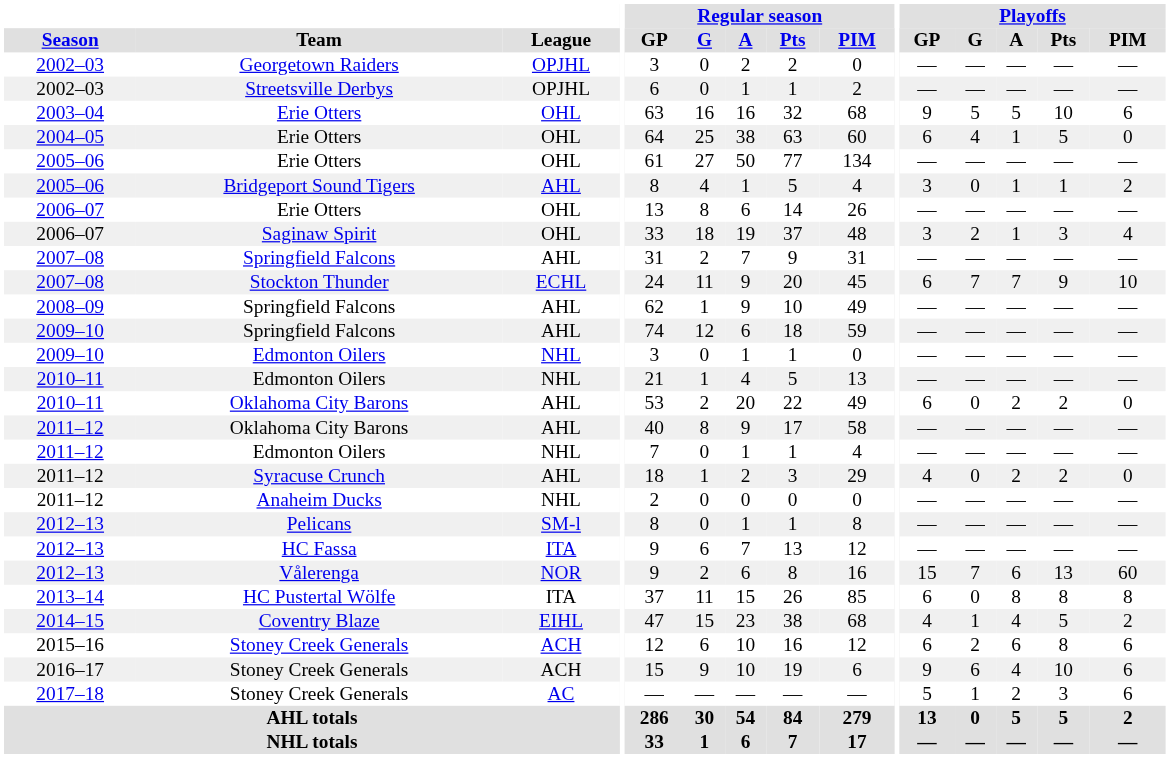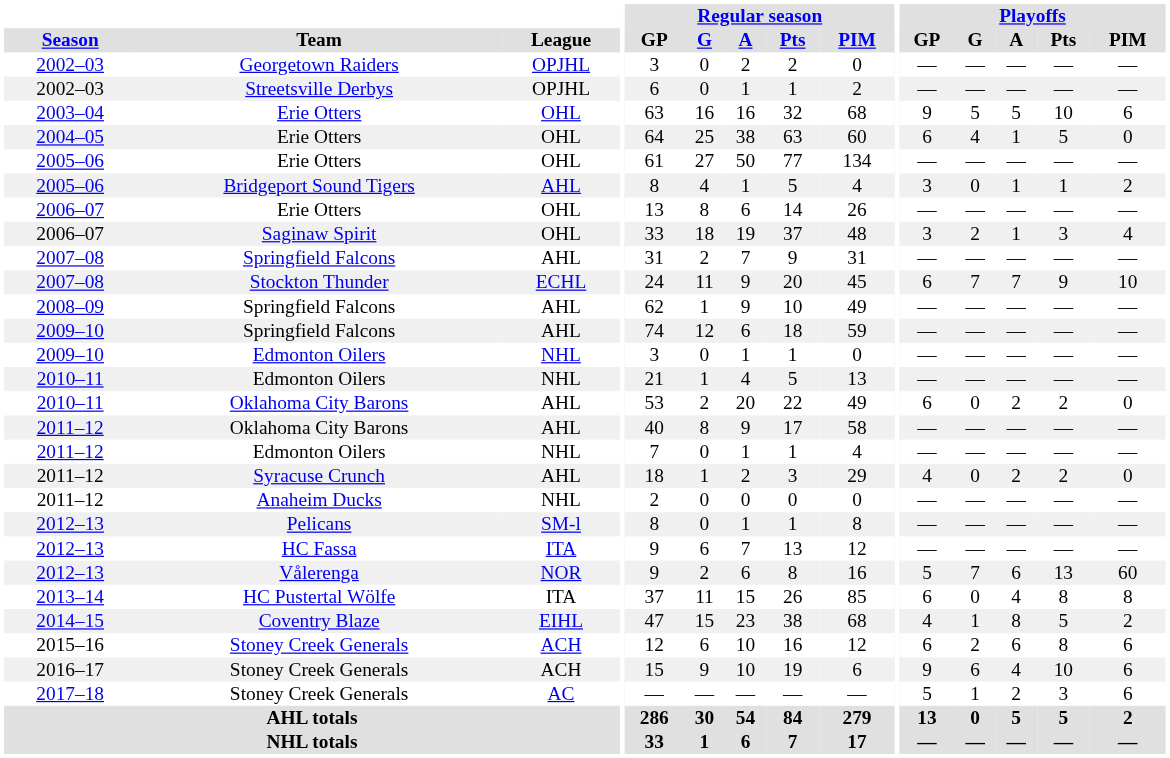(927, 572) 15 -> (927, 572) 5
(1016, 596) 8 -> (1016, 596) 4
(1016, 620) 4 -> (1016, 620) 8
